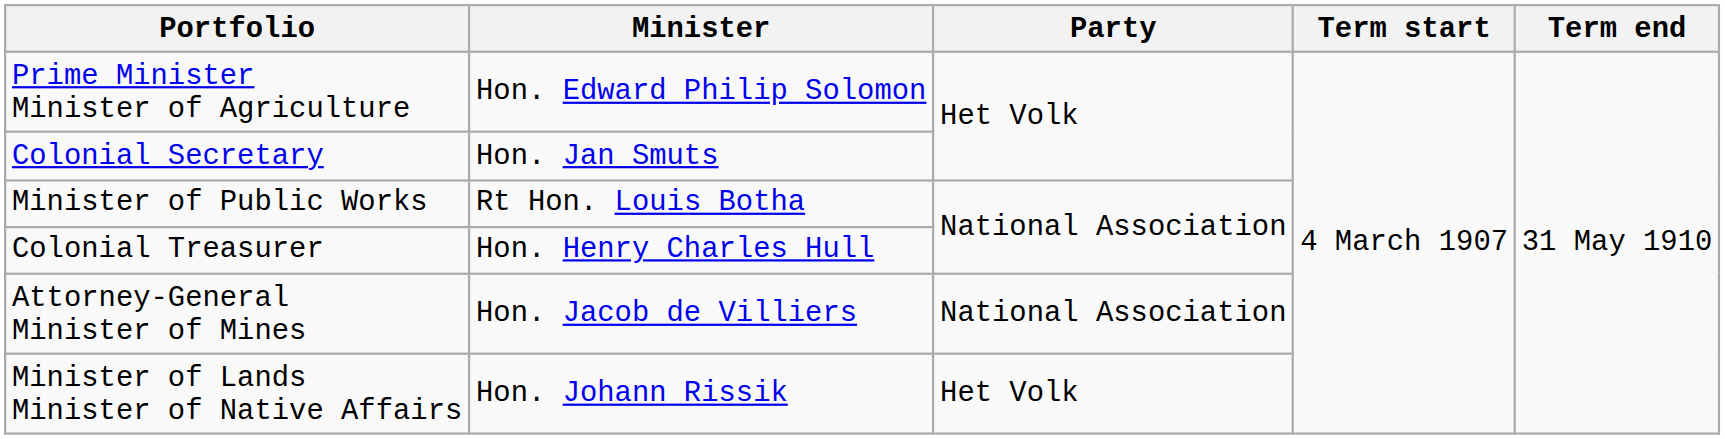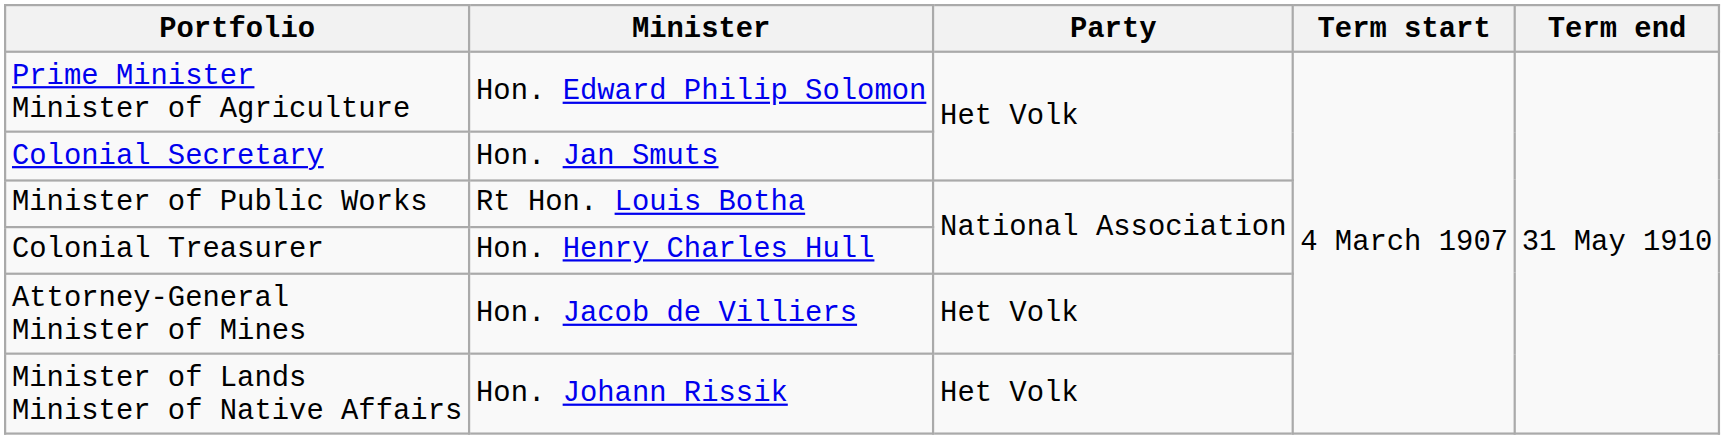(1113, 314) National Association -> (1009, 314) Het Volk
